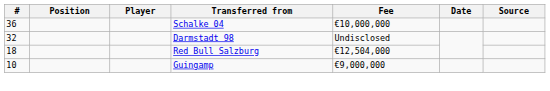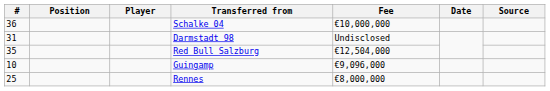(11, 39) 32 -> (11, 39) 31
(11, 52) 18 -> (11, 52) 35
(360, 66) €9,000,000 -> (360, 66) €9,096,000
+ row: (188, 79)
